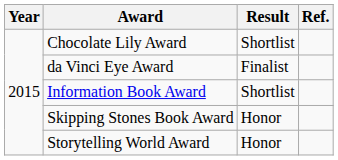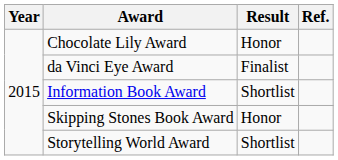(268, 42) Shortlist -> (261, 42) Honor
(261, 142) Honor -> (268, 142) Shortlist
